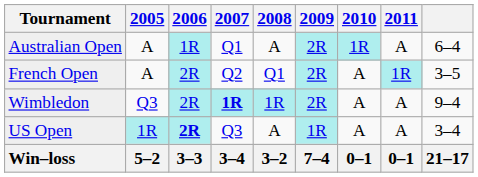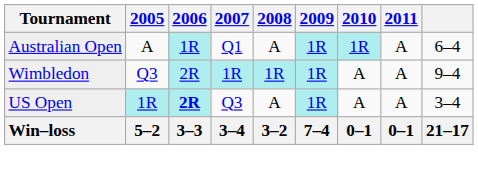(317, 45) 2R -> (317, 45) 1R
- row: (53, 73)
(232, 101) bold -> (232, 73) normal
(317, 101) 2R -> (317, 73) 1R
